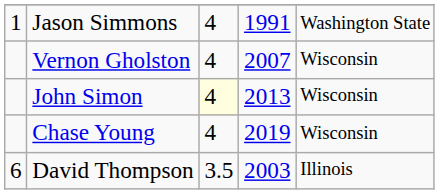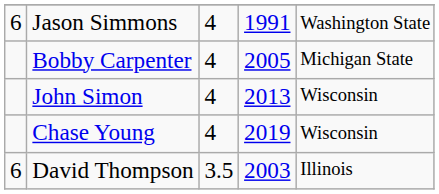(16, 22) 1 -> (16, 22) 6
+ row: (112, 59)
- row: (111, 59)
(210, 96) lightyellow background -> (210, 96) no background
